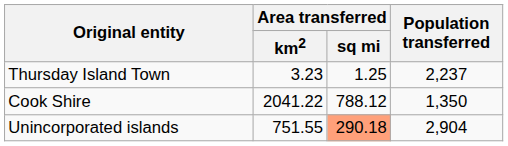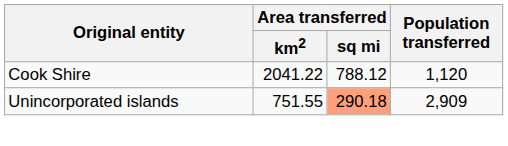- row: (89, 74)
(446, 101) 1,350 -> (446, 74) 1,120
(446, 127) 2,904 -> (446, 101) 2,909
